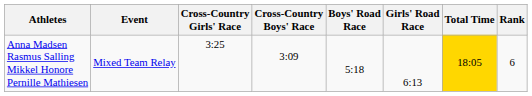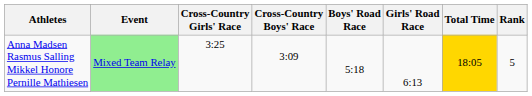(134, 63) no background -> (134, 63) lightgreen background
(512, 63) 6 -> (512, 63) 5
